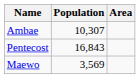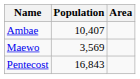(89, 30) 10,307 -> (89, 30) 10,407
rows swapped: (23, 64) <-> (28, 47)
